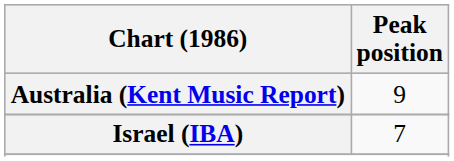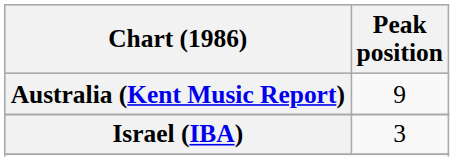(400, 133) 7 -> (400, 133) 3
